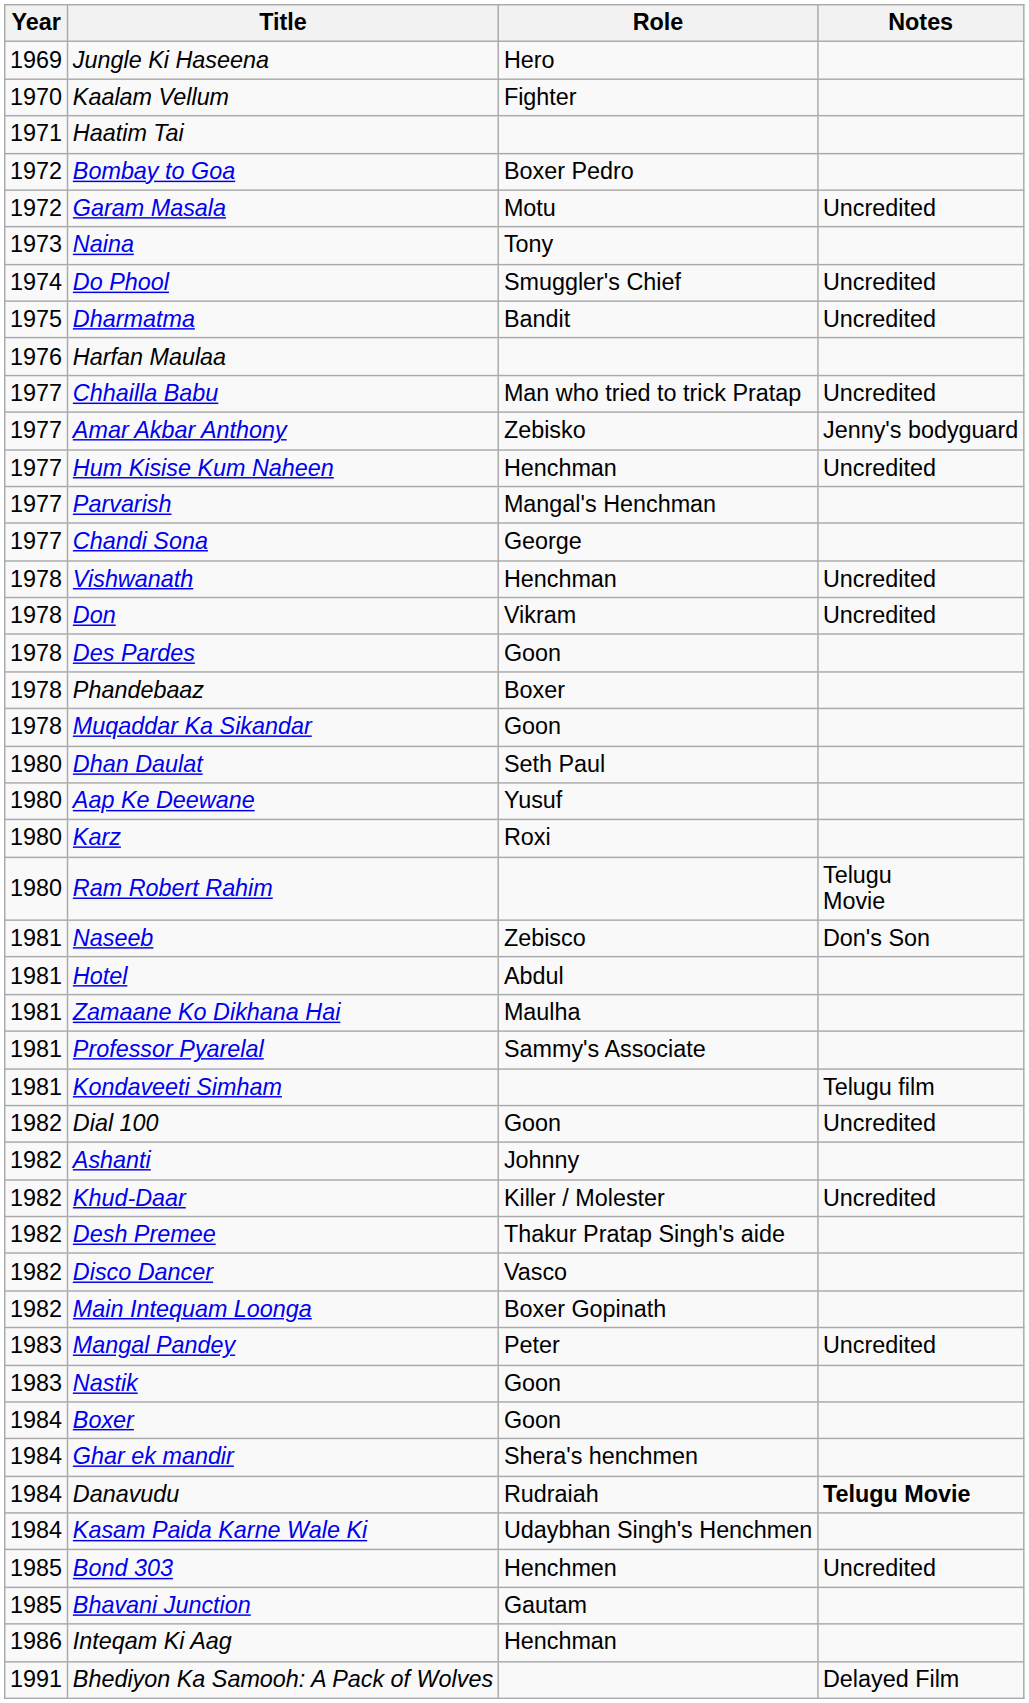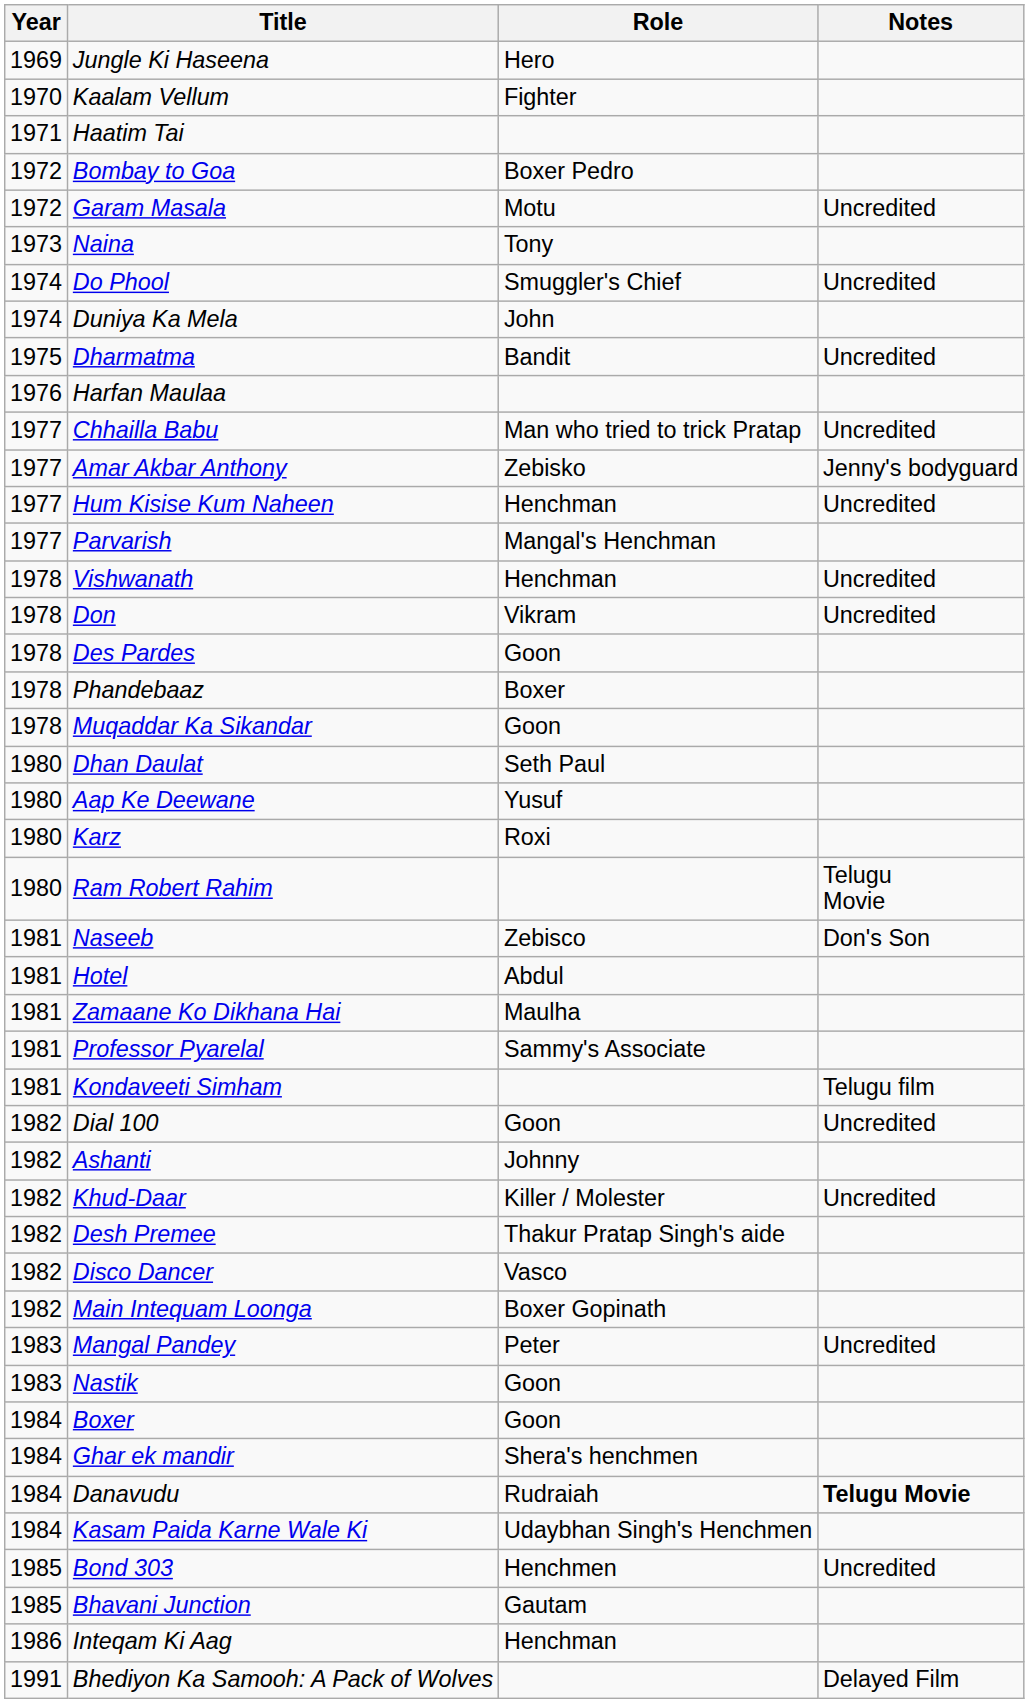+ row: (155, 319)
- row: (140, 541)
